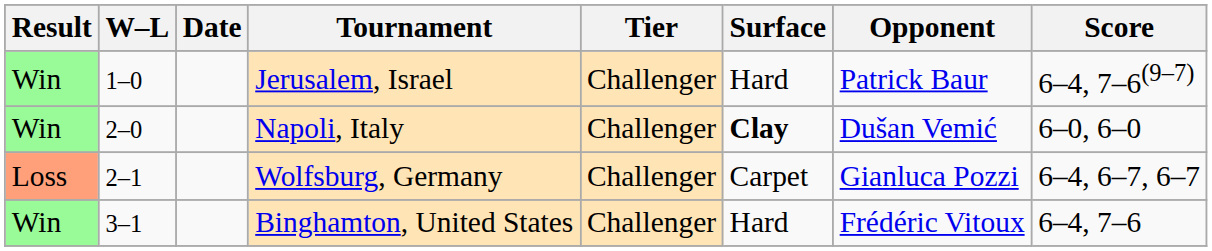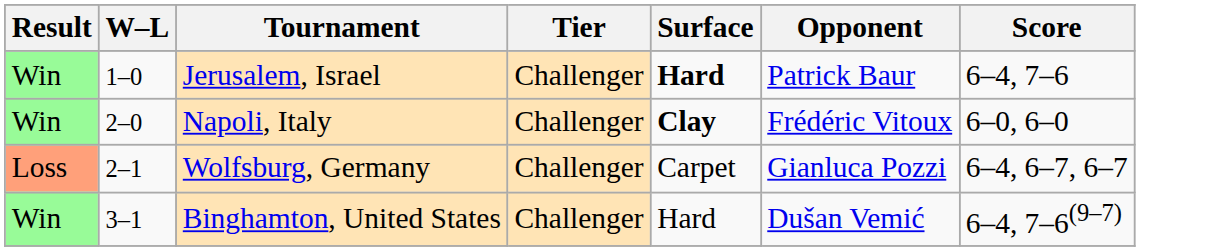- column: (212, 27)
(759, 78) normal -> (691, 74) bold
(1116, 78) 6–4, 7–6(9–7) -> (1017, 74) 6–4, 7–6
(918, 129) Dušan Vemić -> (860, 121) Frédéric Vitoux
(932, 222) Frédéric Vitoux -> (846, 218) Dušan Vemić
(1090, 222) 6–4, 7–6 -> (1044, 218) 6–4, 7–6(9–7)
